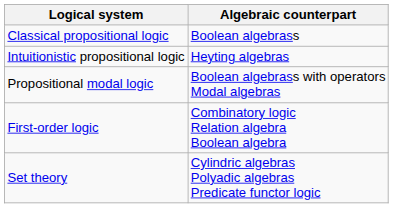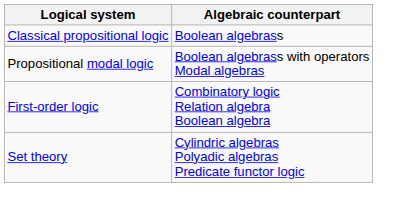- row: (96, 56)
